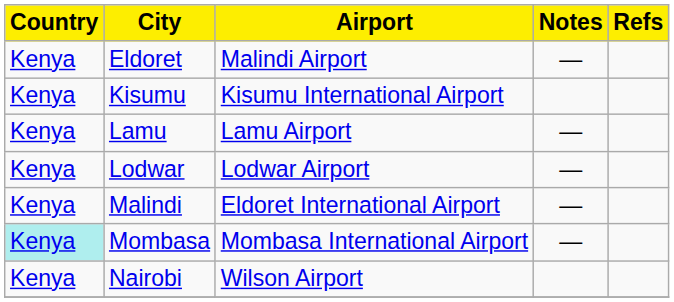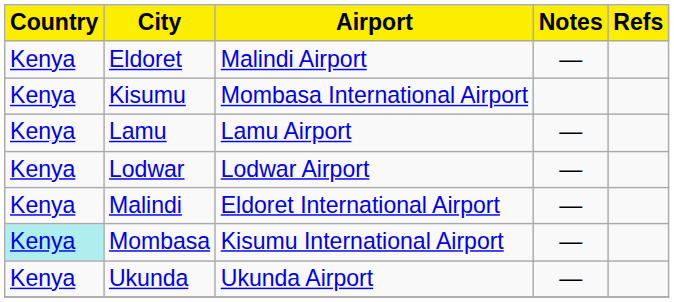(362, 95) Kisumu International Airport -> (374, 95) Mombasa International Airport
(374, 242) Mombasa International Airport -> (362, 242) Kisumu International Airport
- row: (145, 278)
+ row: (149, 278)
